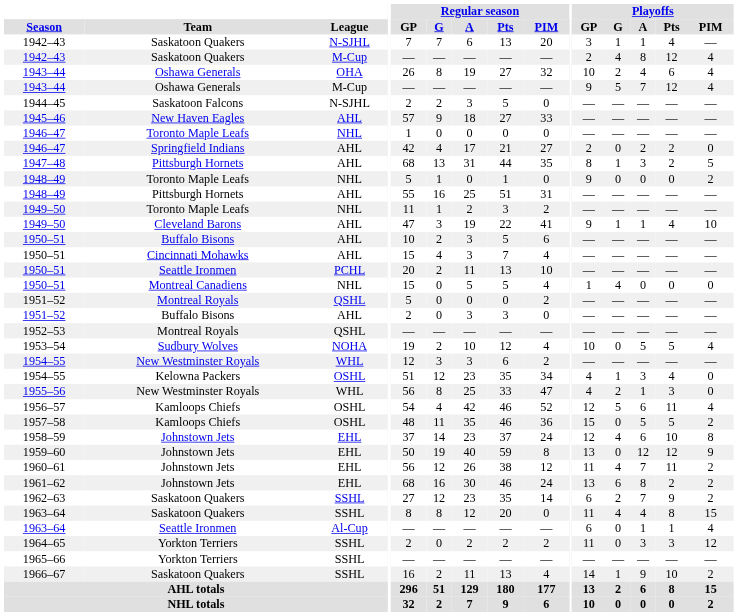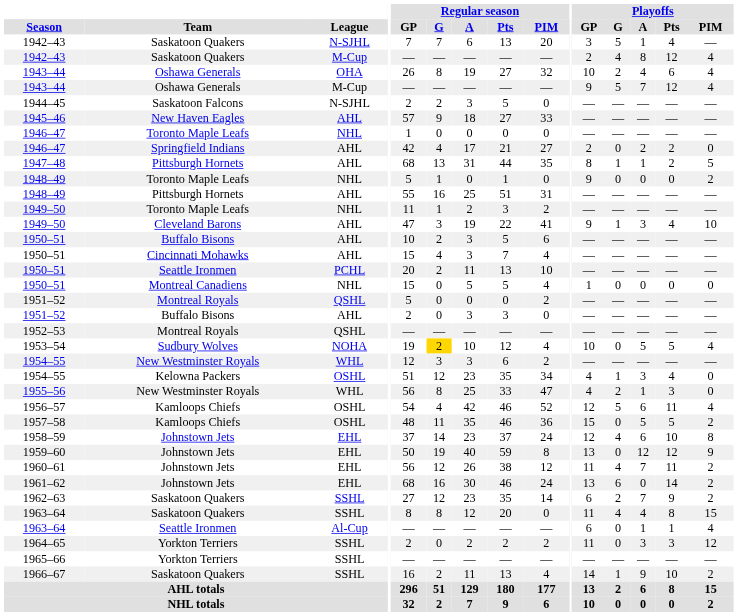(618, 42) 1 -> (618, 42) 5
(643, 163) 3 -> (643, 163) 1
(643, 224) 1 -> (643, 224) 3
(618, 285) 4 -> (618, 285) 0
(439, 346) no background -> (439, 346) gold background
(643, 482) 8 -> (643, 482) 0
(672, 482) 2 -> (672, 482) 14
